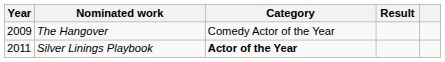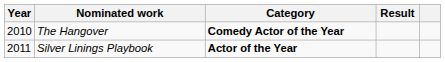(19, 31) 2009 -> (19, 31) 2010
(271, 31) normal -> (276, 31) bold
